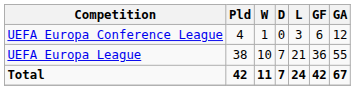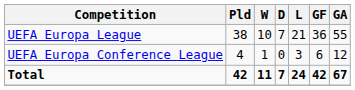rows swapped: (74, 55) <-> (115, 35)
